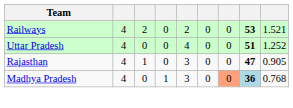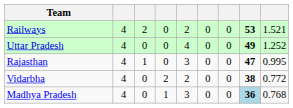(250, 45) 51 -> (250, 45) 49
(275, 62) 0.905 -> (275, 62) 0.995
+ row: (26, 78)
(229, 78) lightsalmon background -> (229, 95) no background
